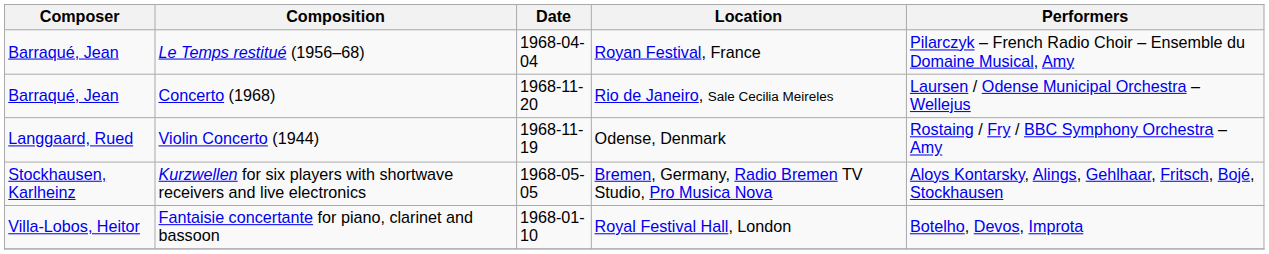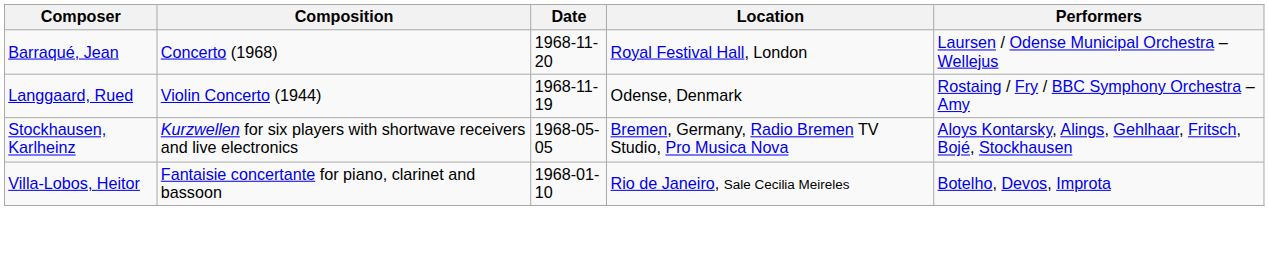- row: (262, 52)
(714, 95) Rio de Janeiro, Sale Cecilia Meireles -> (709, 52) Royal Festival Hall, London
(693, 227) Royal Festival Hall, London -> (730, 183) Rio de Janeiro, Sale Cecilia Meireles
